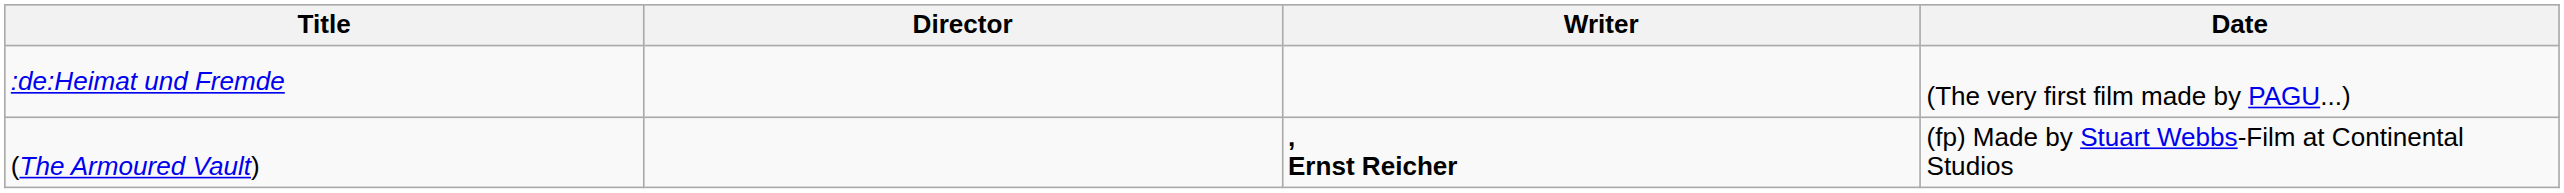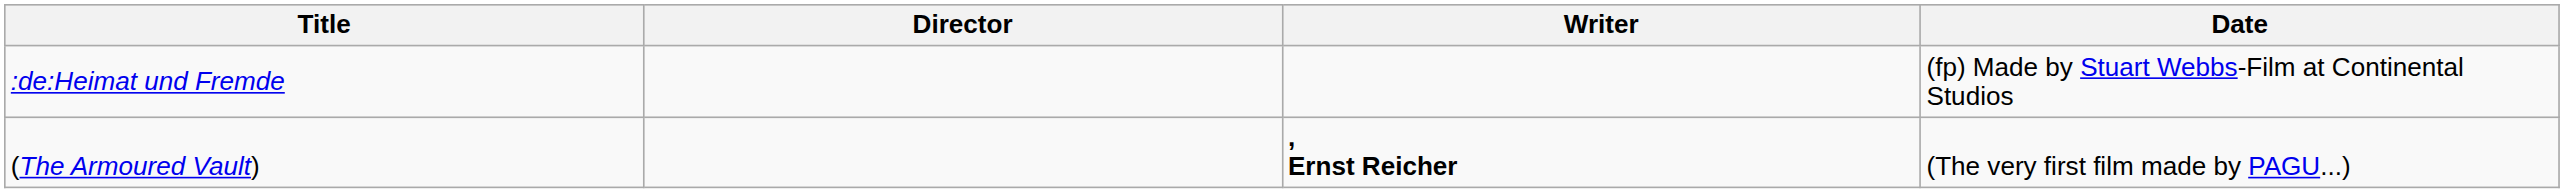(2139, 95) (The very first film made by PAGU...) -> (2195, 81) (fp) Made by Stuart Webbs-Film at Continental Studios
(2195, 151) (fp) Made by Stuart Webbs-Film at Continental Studios -> (2139, 166) (The very first film made by PAGU...)
